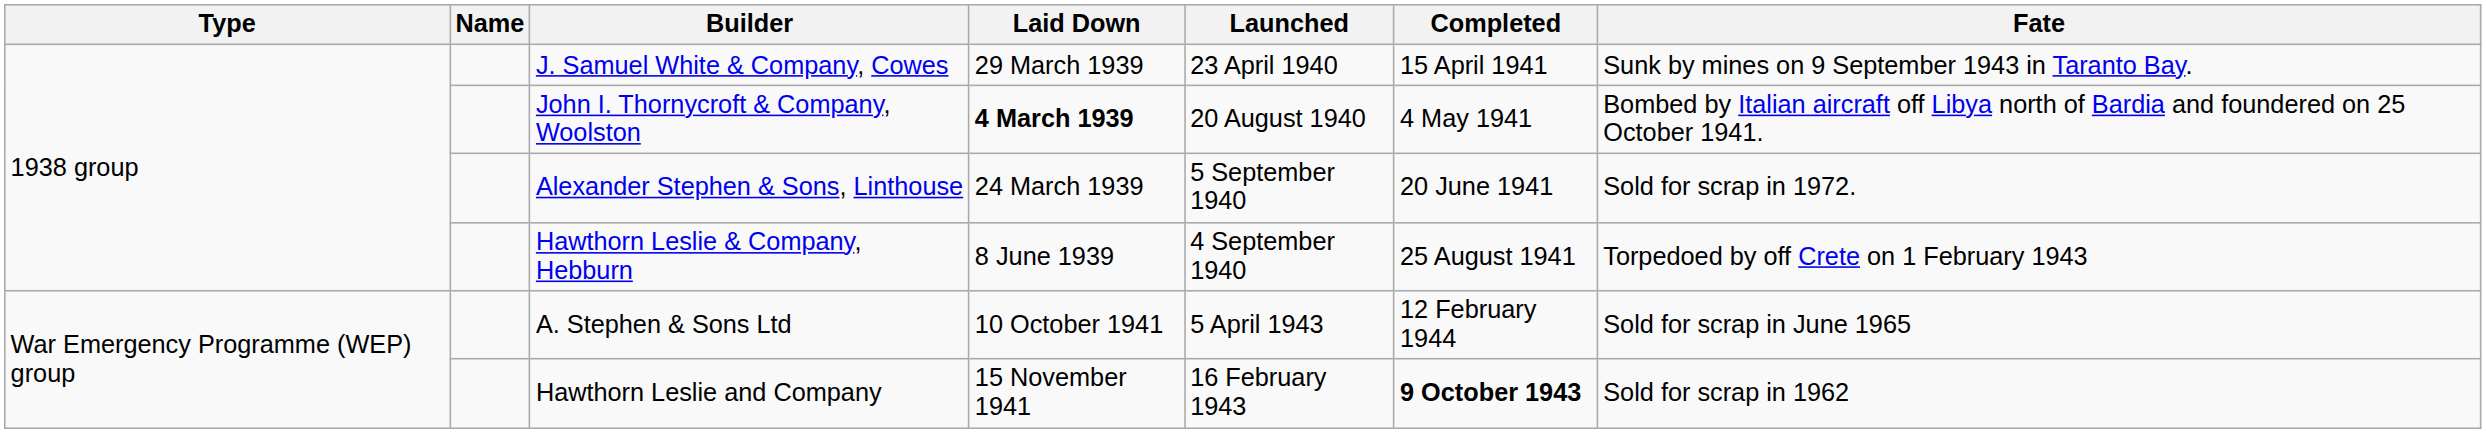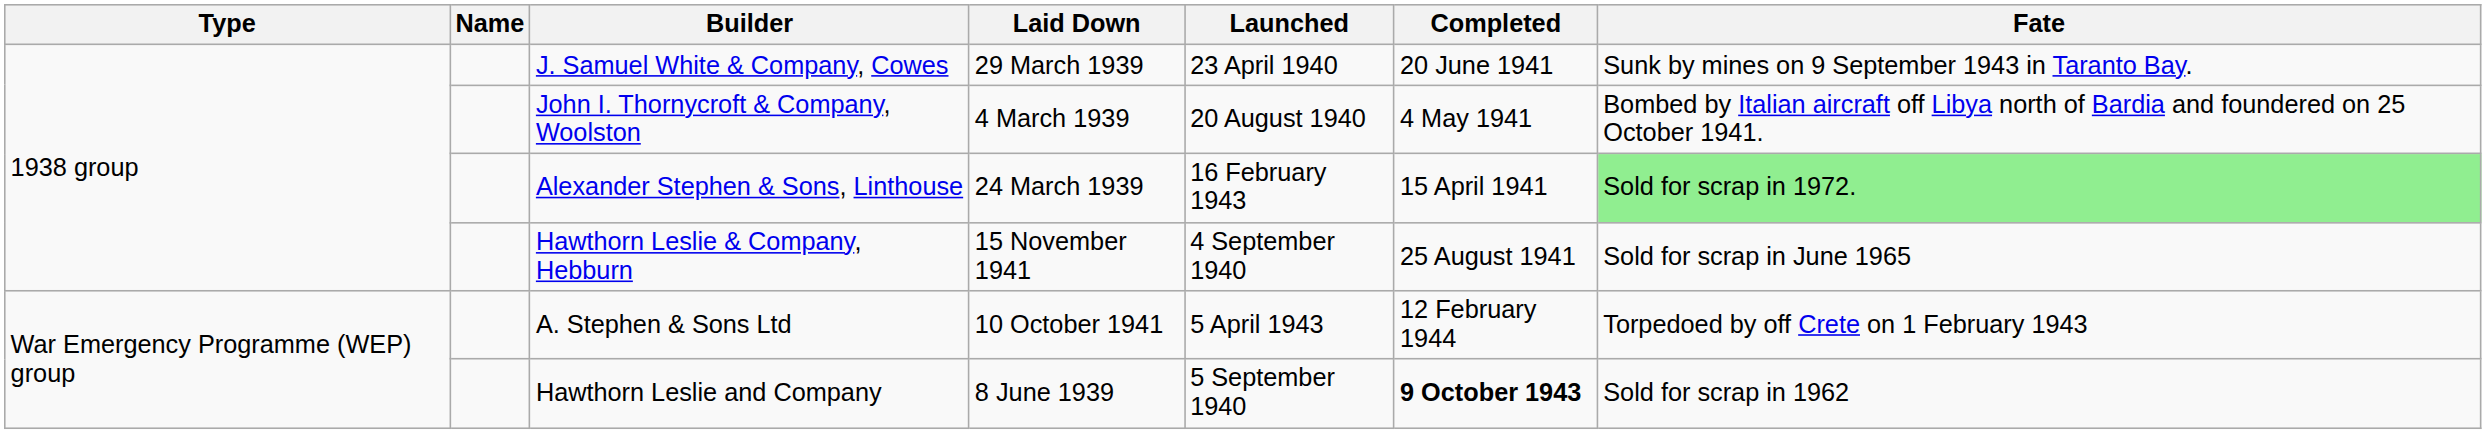(1474, 64) 15 April 1941 -> (1477, 64) 20 June 1941
(1054, 118) bold -> (1052, 118) normal
(1263, 187) 5 September 1940 -> (1258, 187) 16 February 1943
(1477, 187) 20 June 1941 -> (1474, 187) 15 April 1941
(1730, 187) no background -> (1730, 187) lightgreen background
(1044, 256) 8 June 1939 -> (1051, 256) 15 November 1941
(1845, 256) Torpedoed by off Crete on 1 February 1943 -> (1757, 256) Sold for scrap in June 1965
(1757, 324) Sold for scrap in June 1965 -> (1845, 324) Torpedoed by off Crete on 1 February 1943
(1051, 393) 15 November 1941 -> (1044, 393) 8 June 1939
(1258, 393) 16 February 1943 -> (1263, 393) 5 September 1940
